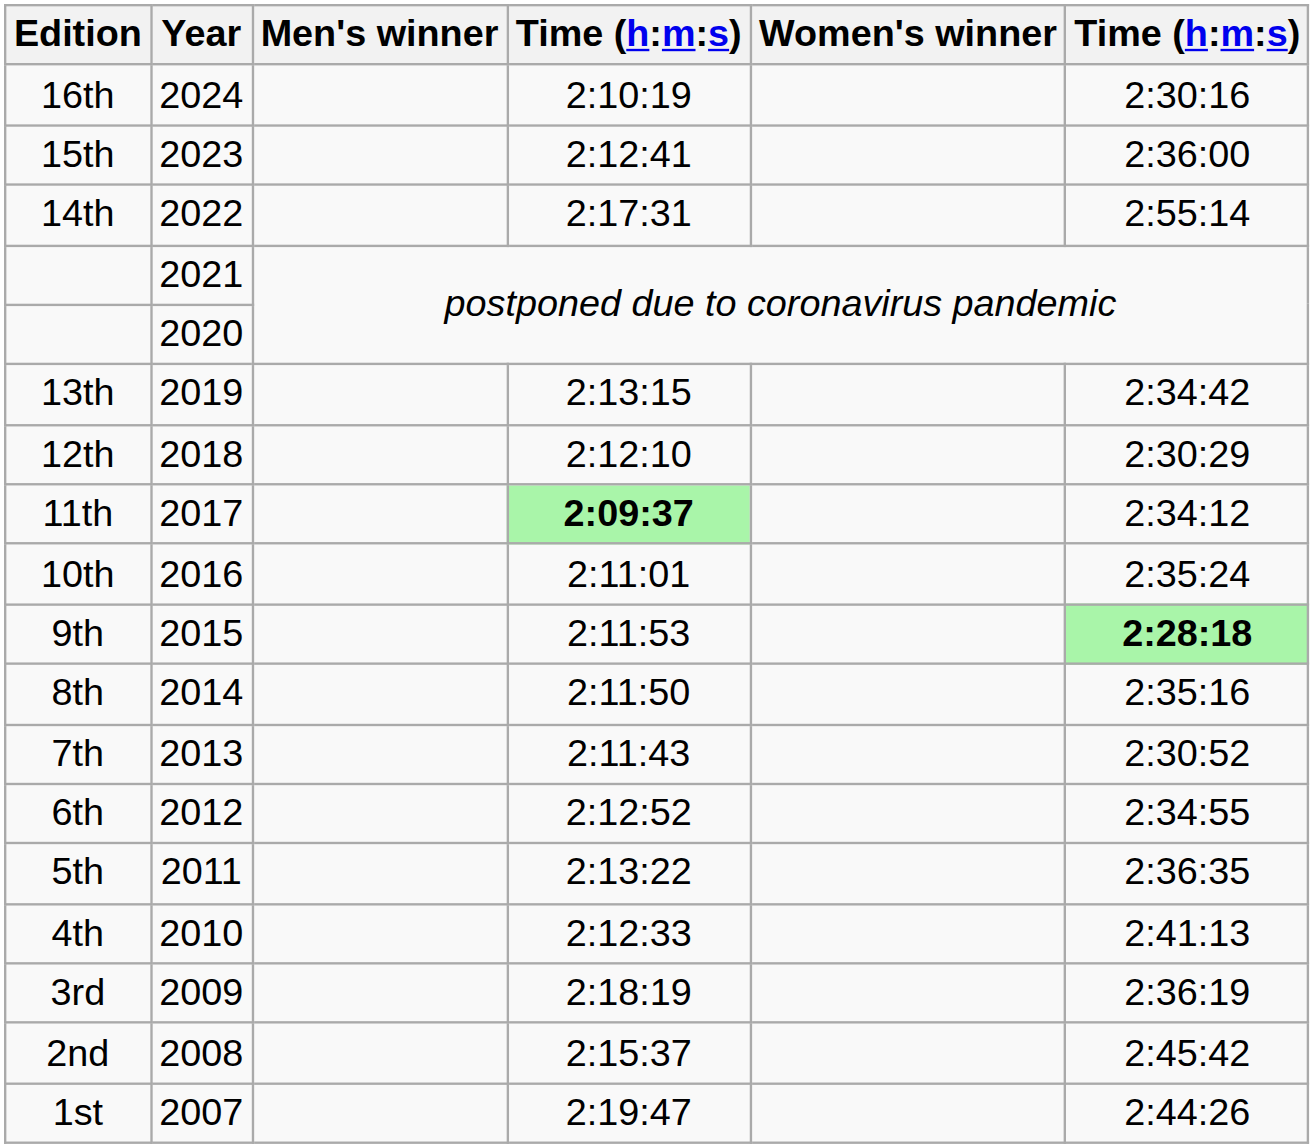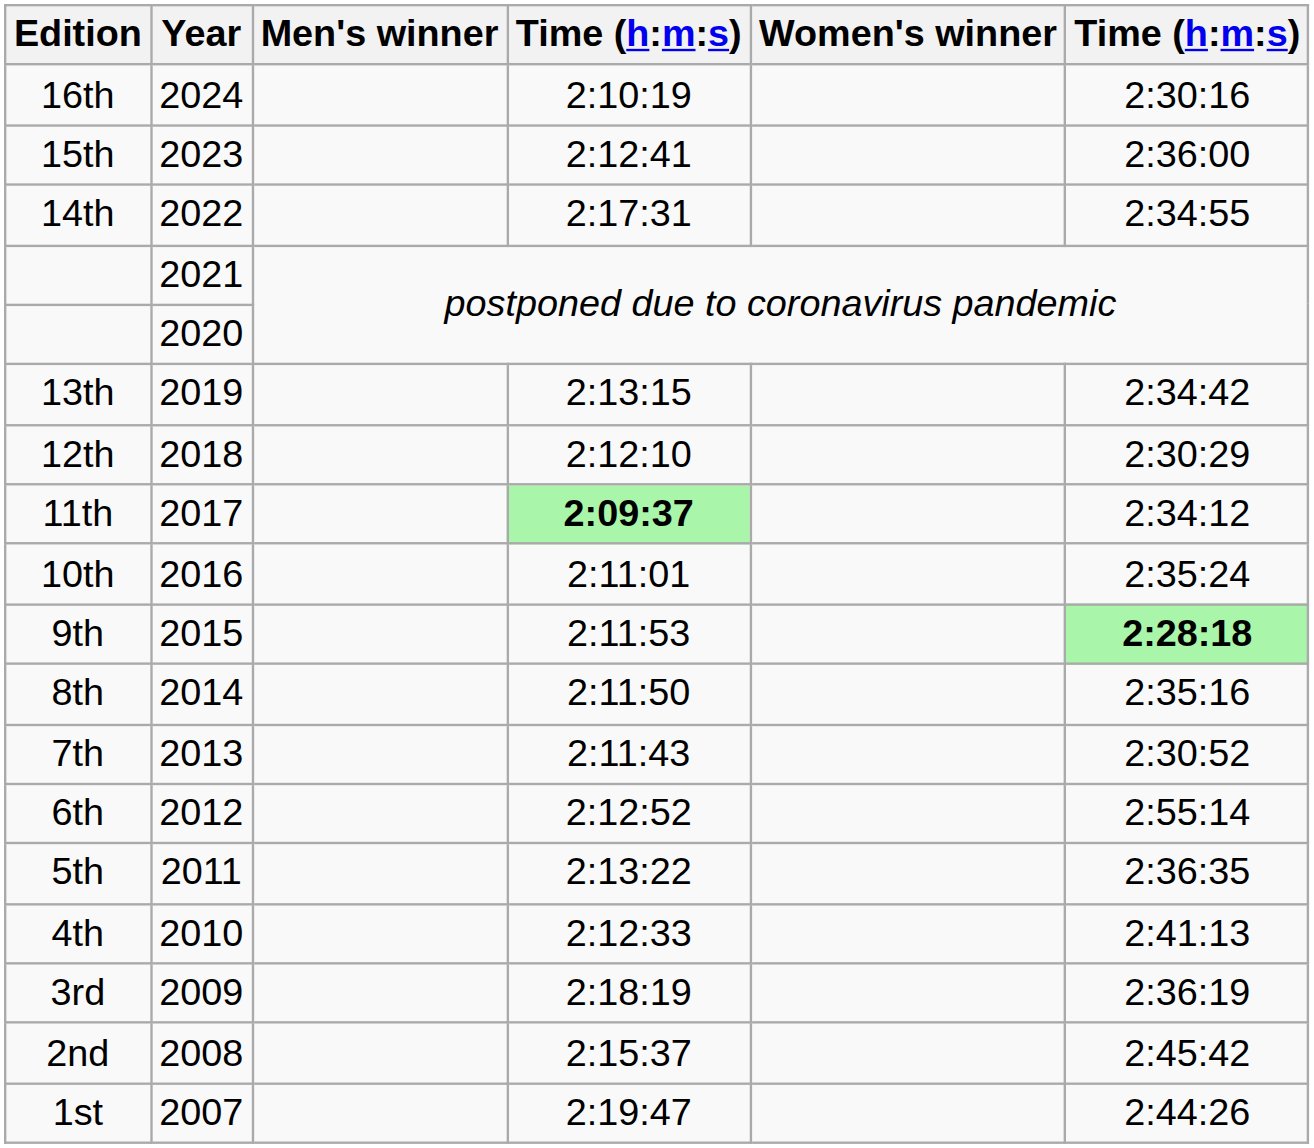(1187, 214) 2:55:14 -> (1187, 214) 2:34:55
(1187, 812) 2:34:55 -> (1187, 812) 2:55:14
